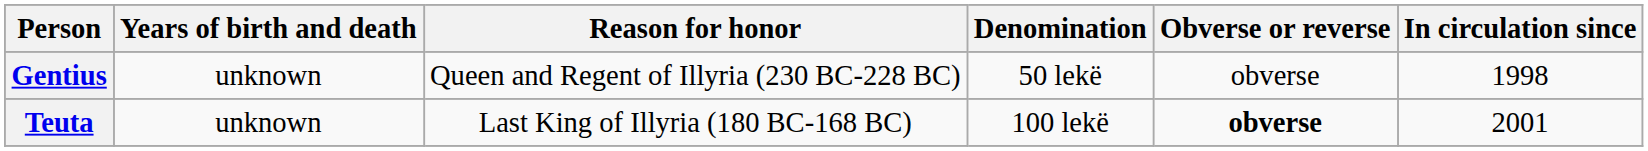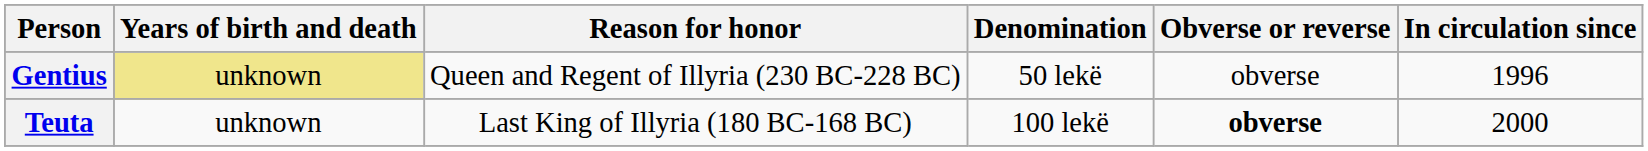(268, 75) no background -> (268, 75) khaki background
(1520, 75) 1998 -> (1520, 75) 1996
(1520, 122) 2001 -> (1520, 122) 2000
